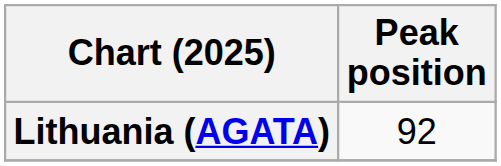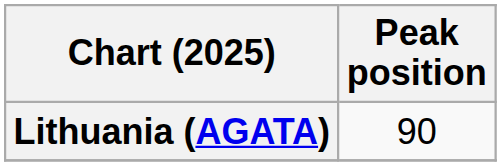(417, 130) 92 -> (417, 130) 90
